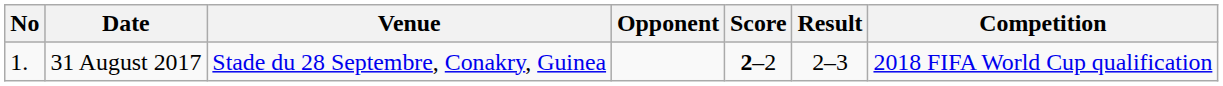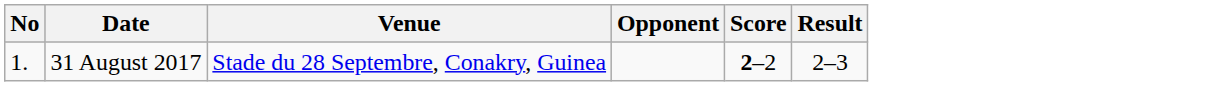- column: (1043, 23)
